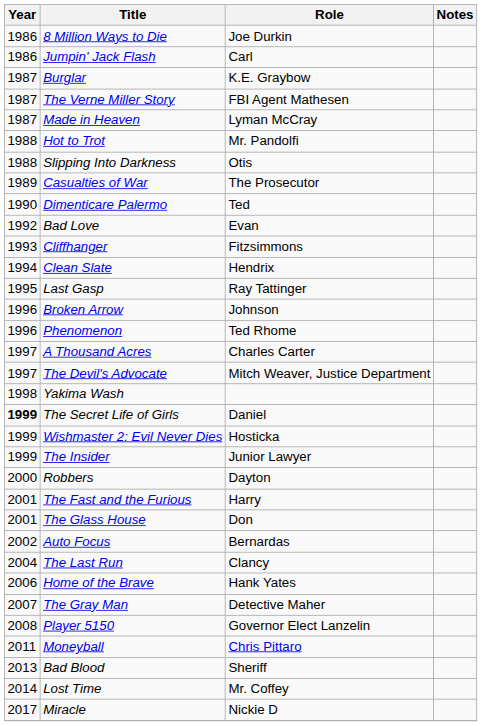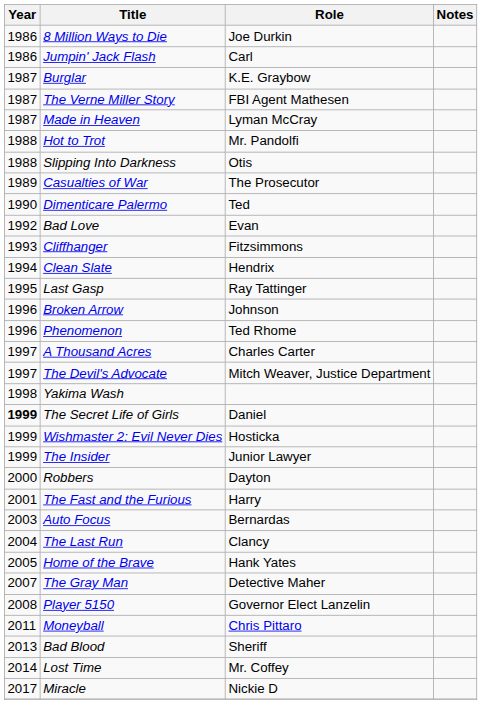- row: (94, 520)
(22, 541) 2002 -> (22, 520) 2003
(22, 583) 2006 -> (22, 562) 2005
